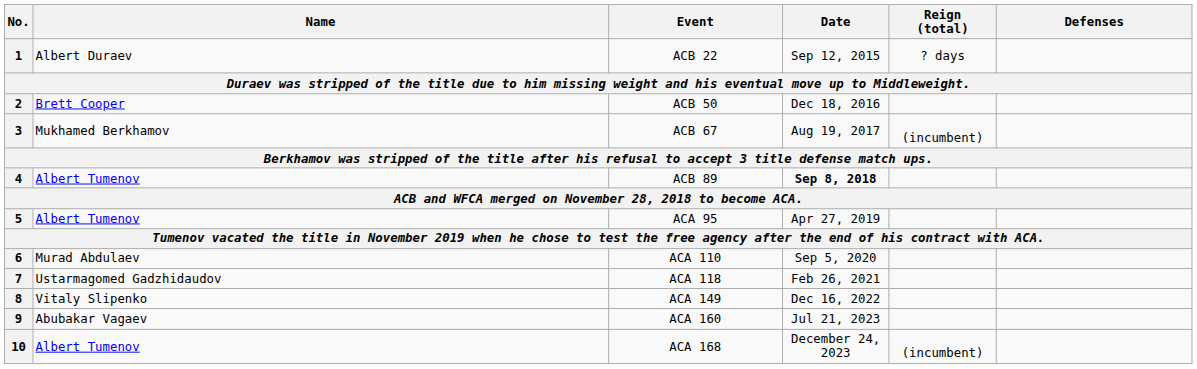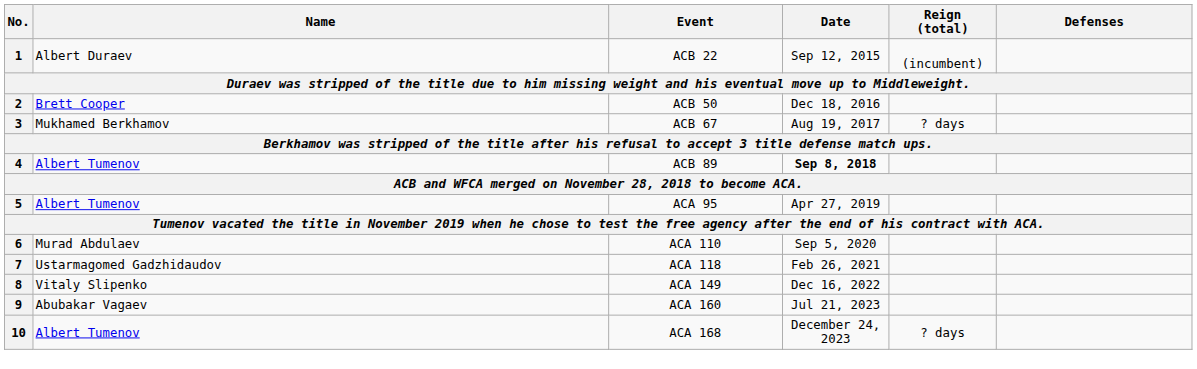(943, 56) ? days -> (943, 63) (incumbent)
(943, 138) (incumbent) -> (943, 124) ? days
(943, 353) (incumbent) -> (943, 332) ? days
